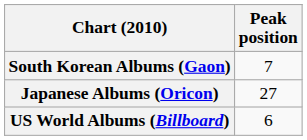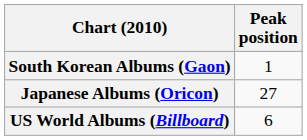(268, 65) 7 -> (268, 65) 1
